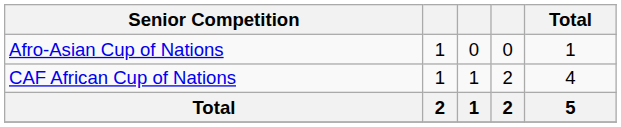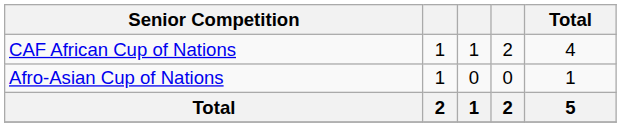rows swapped: (122, 78) <-> (116, 49)
